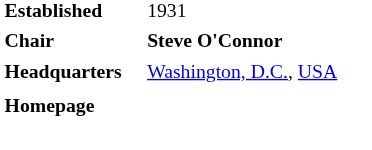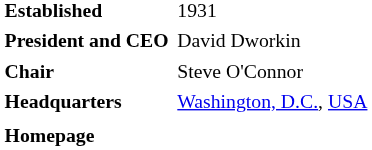+ row: (87, 40)
(215, 40) bold -> (240, 70) normal
